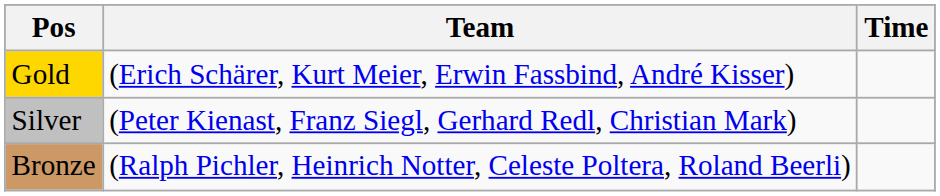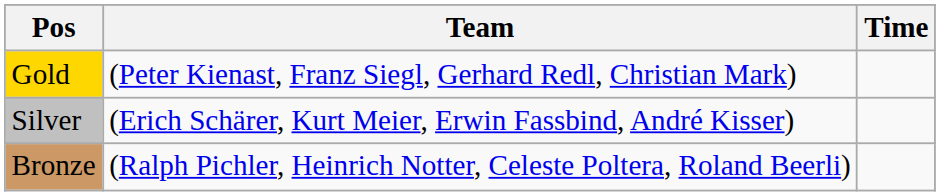(452, 73) (Erich Schärer, Kurt Meier, Erwin Fassbind, André Kisser) -> (453, 73) (Peter Kienast, Franz Siegl, Gerhard Redl, Christian Mark)
(453, 119) (Peter Kienast, Franz Siegl, Gerhard Redl, Christian Mark) -> (452, 119) (Erich Schärer, Kurt Meier, Erwin Fassbind, André Kisser)
